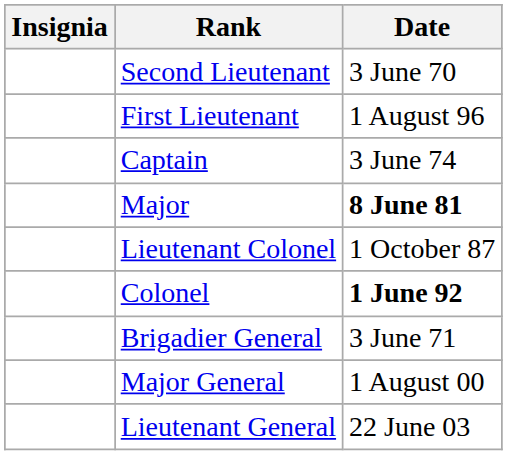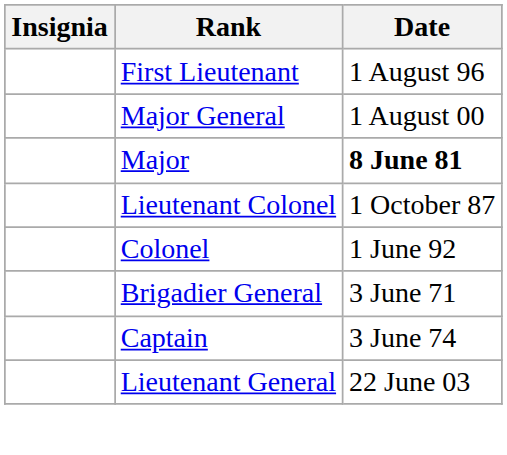- row: (225, 71)
rows swapped: (164, 159) <-> (203, 381)
(406, 293) bold -> (403, 248) normal
